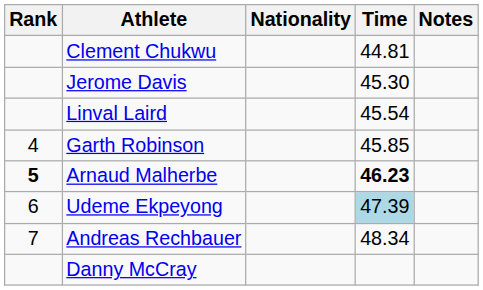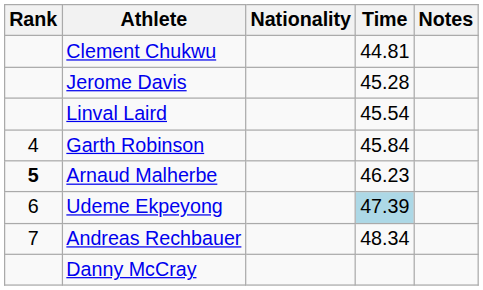(385, 82) 45.30 -> (385, 82) 45.28
(385, 144) 45.85 -> (385, 144) 45.84
(385, 176) bold -> (385, 176) normal
